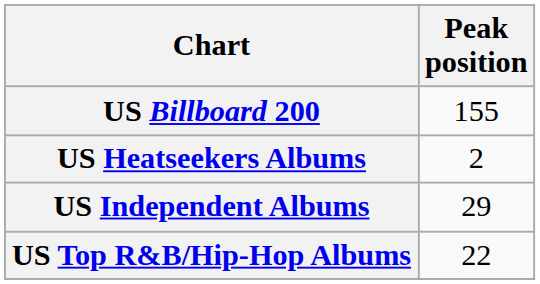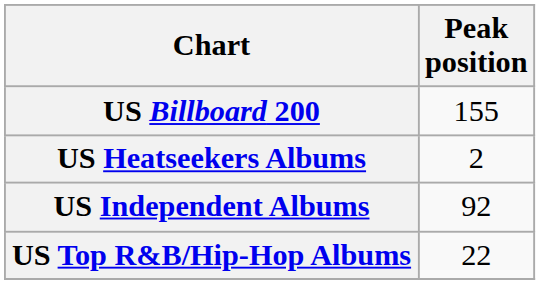(476, 206) 29 -> (476, 206) 92
